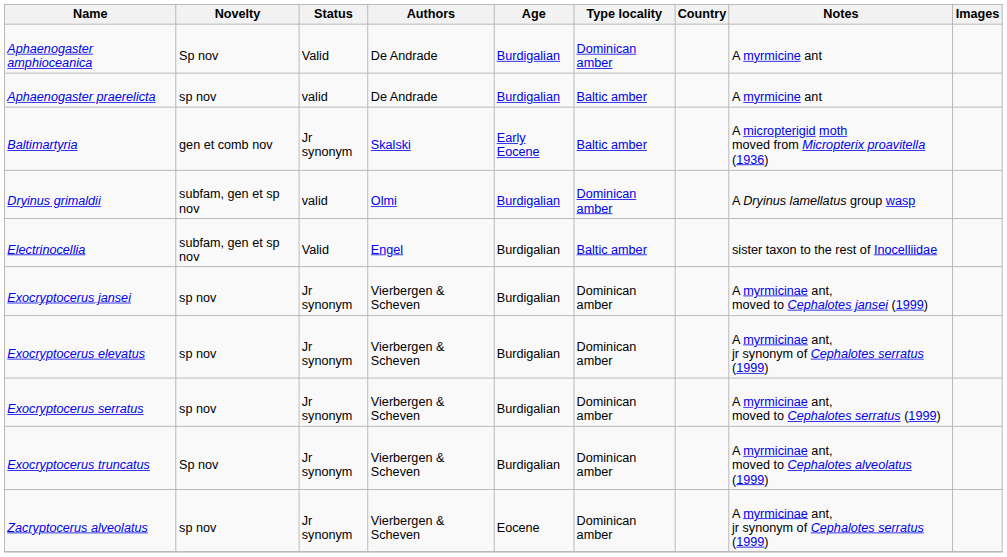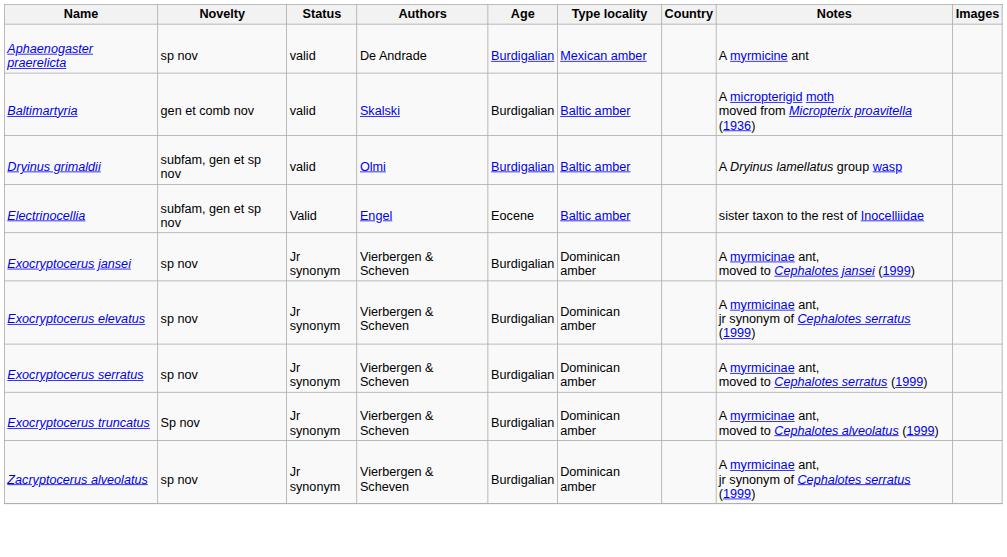- row: (50, 55)
(612, 97) Baltic amber -> (603, 55) Mexican amber
(327, 145) Jr synonym -> (303, 111) valid
(518, 145) Early Eocene -> (523, 111) Burdigalian
(606, 201) Dominican amber -> (595, 167) Baltic amber
(528, 249) Burdigalian -> (513, 215) Eocene
(518, 527) Eocene -> (523, 479) Burdigalian
